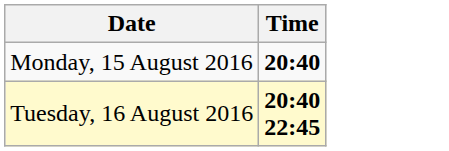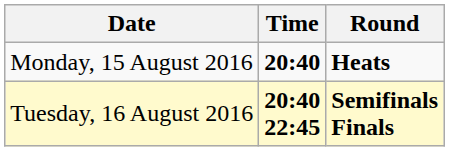+ column: (385, 23)
